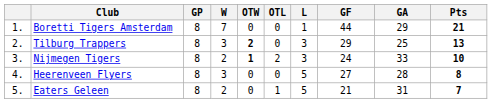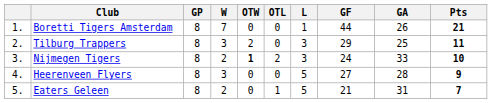(402, 28) 29 -> (402, 28) 26
(251, 44) bold -> (251, 44) normal
(459, 44) 13 -> (459, 44) 11
(459, 75) 8 -> (459, 75) 9
